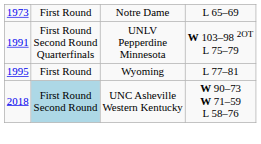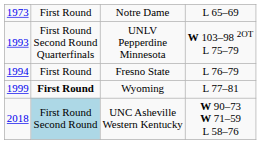(18, 42) 1991 -> (18, 42) 1993
+ row: (143, 72)
(18, 72) 1995 -> (18, 89) 1999
(66, 72) normal -> (66, 89) bold
